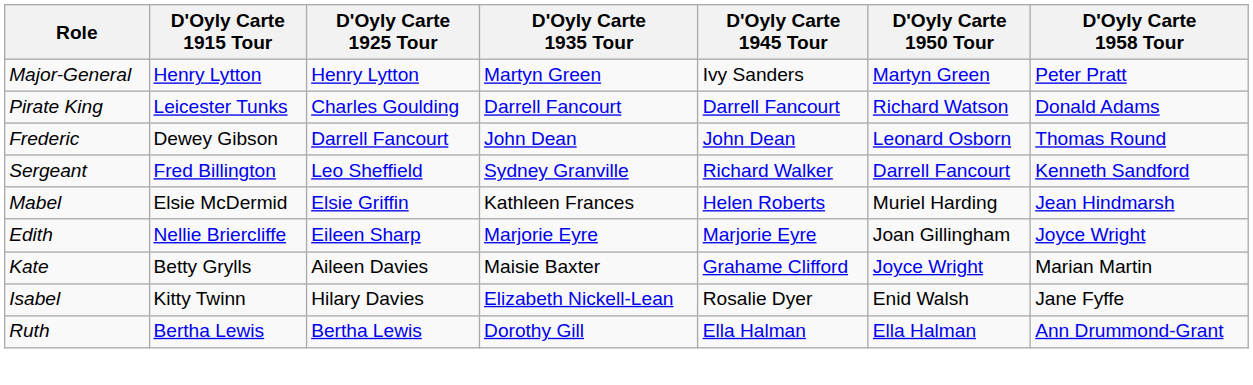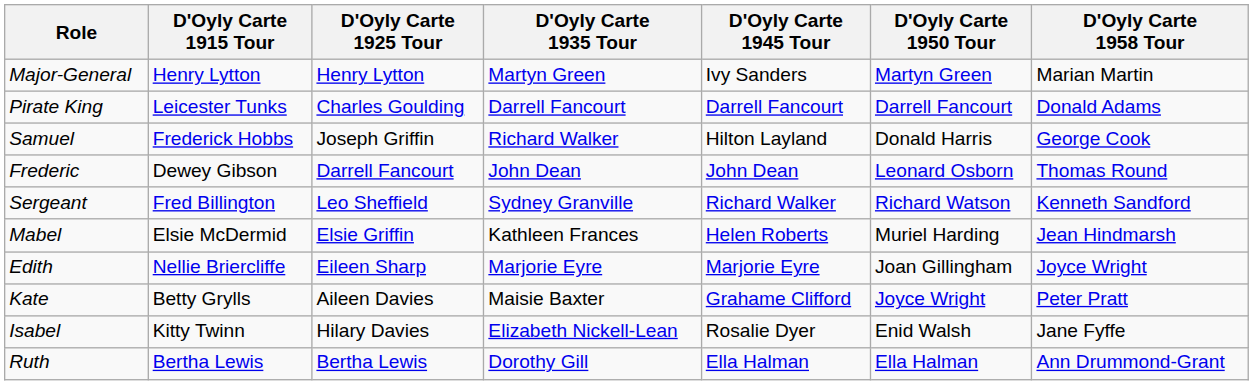(1081, 75) Peter Pratt -> (1095, 75) Marian Martin
(941, 107) Richard Watson -> (944, 107) Darrell Fancourt
+ row: (42, 139)
(941, 171) Darrell Fancourt -> (943, 203) Richard Watson
(1094, 267) Marian Martin -> (1082, 299) Peter Pratt
